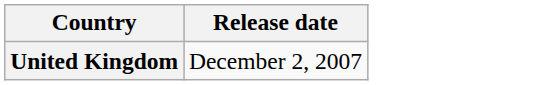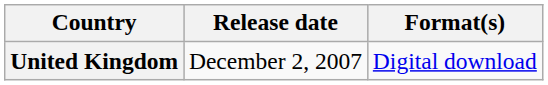+ column: (455, 23)
